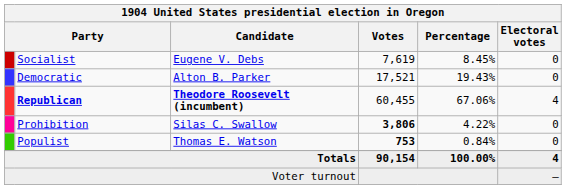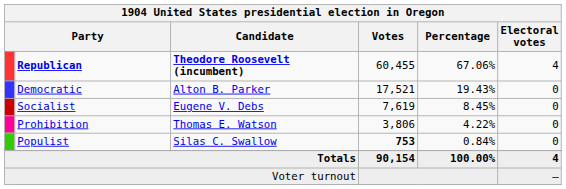rows swapped: (50, 101) <-> (46, 60)
(225, 125) Silas C. Swallow -> (225, 125) Thomas E. Watson
(399, 125) bold -> (399, 125) normal
(225, 142) Thomas E. Watson -> (225, 142) Silas C. Swallow
